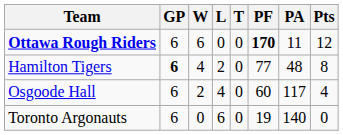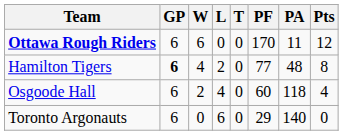(263, 42) bold -> (263, 42) normal
(294, 92) 117 -> (294, 92) 118
(263, 117) 19 -> (263, 117) 29
